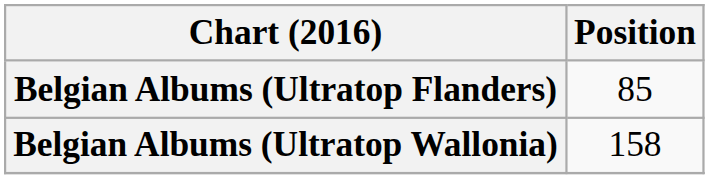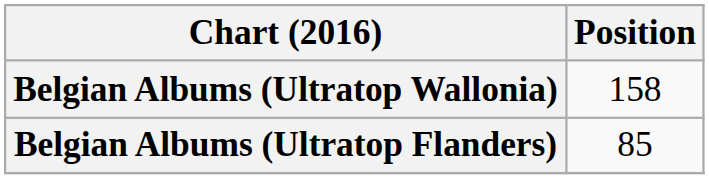rows swapped: (286, 88) <-> (286, 144)
